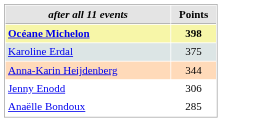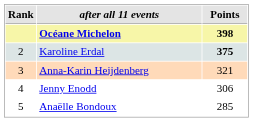+ column: (21, 14)
(194, 52) normal -> (225, 52) bold
(194, 70) 344 -> (225, 70) 321
